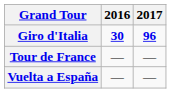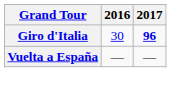(117, 35) bold -> (117, 35) normal
- row: (53, 56)
